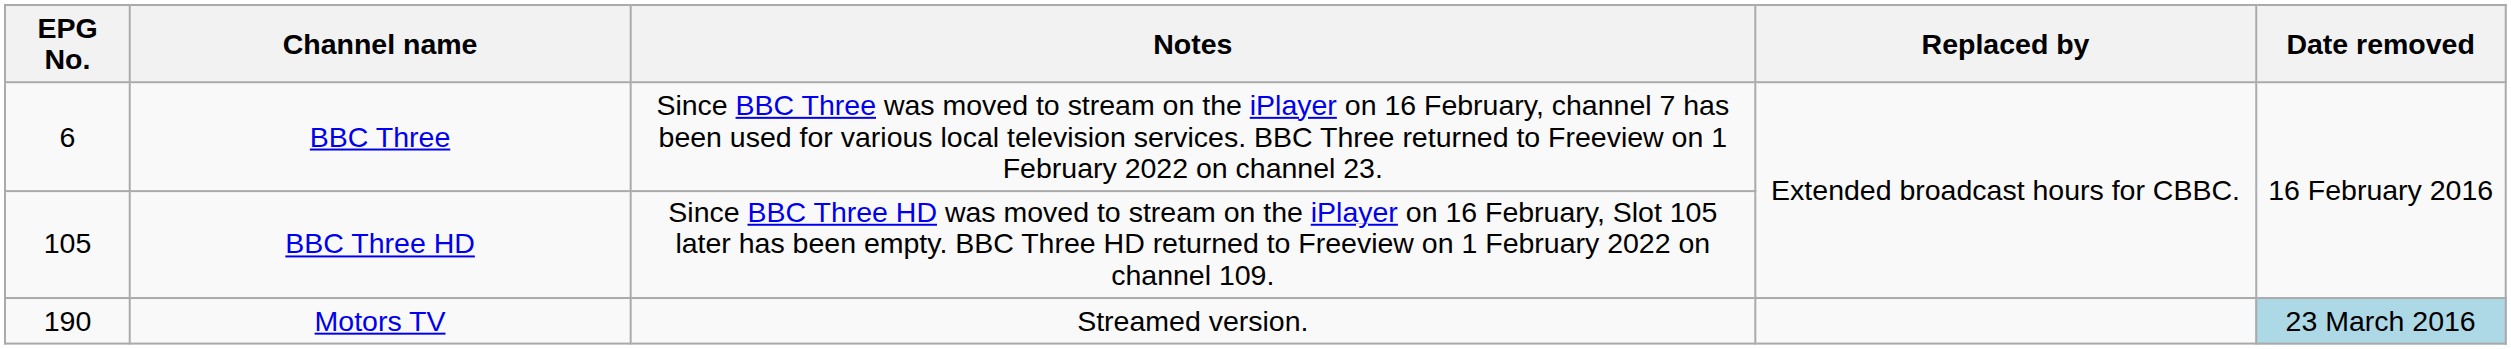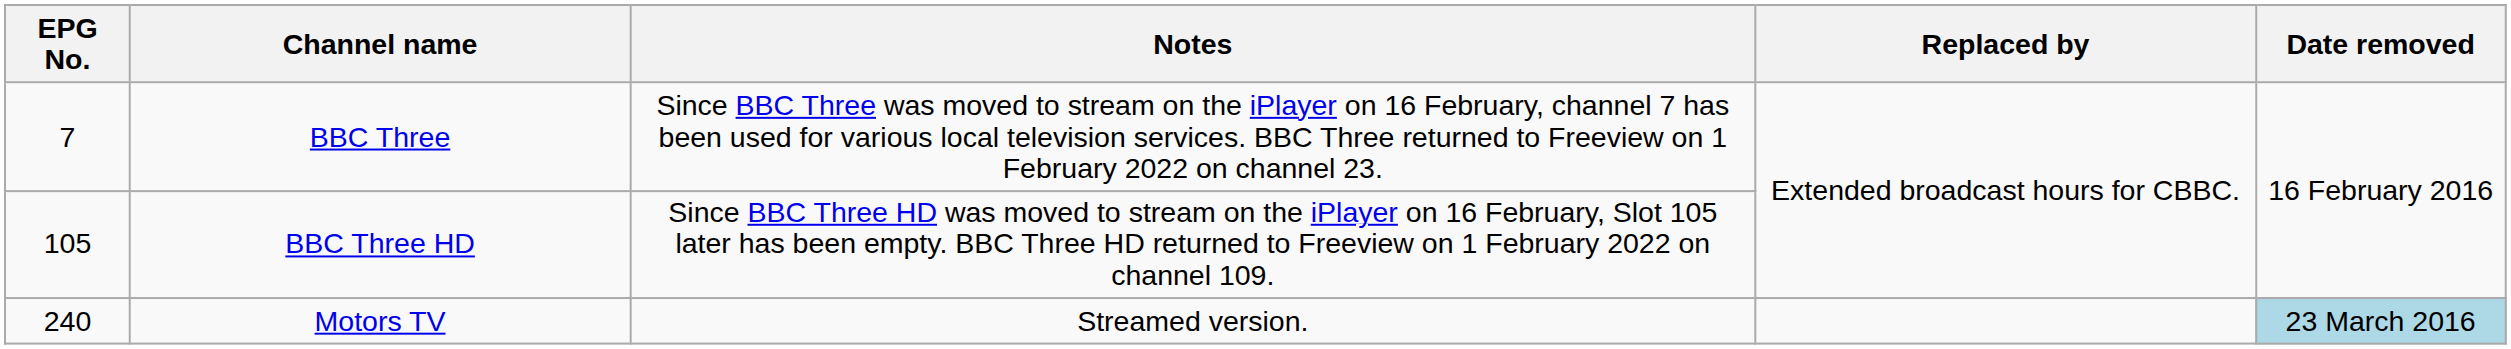(67, 136) 6 -> (67, 136) 7
(67, 321) 190 -> (67, 321) 240
